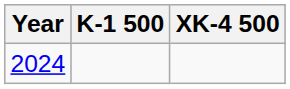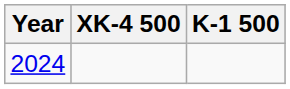columns swapped: (120, 24) <-> (228, 24)
